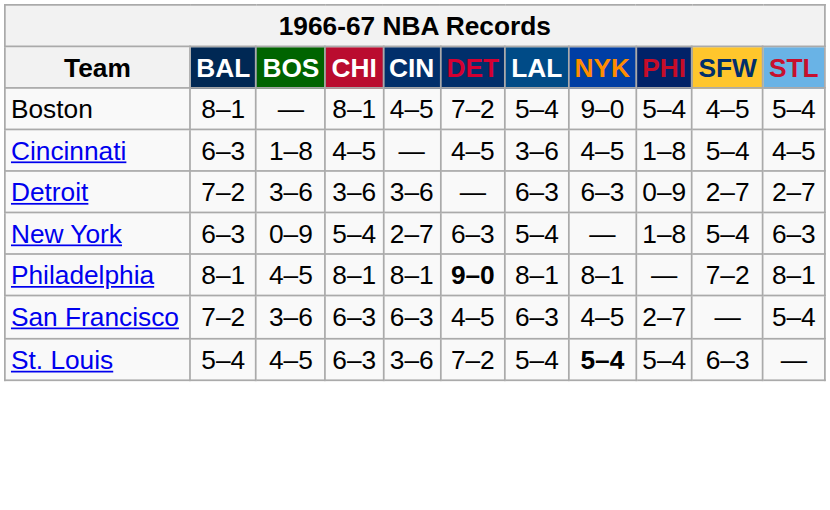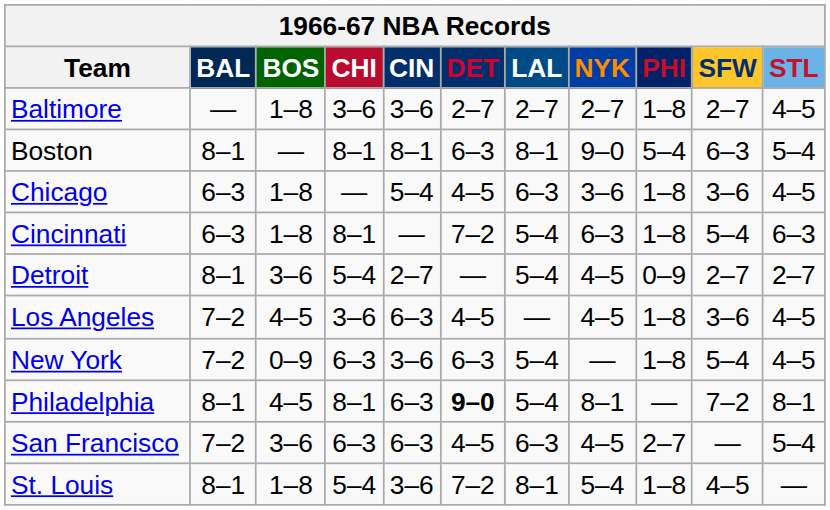+ row: (66, 109)
(412, 109) 4–5 -> (412, 151) 8–1
(473, 109) 7–2 -> (473, 151) 6–3
(537, 109) 5–4 -> (537, 151) 8–1
(728, 109) 4–5 -> (728, 151) 6–3
+ row: (59, 192)
(354, 151) 4–5 -> (354, 234) 8–1
(473, 151) 4–5 -> (473, 234) 7–2
(537, 151) 3–6 -> (537, 234) 5–4
(602, 151) 4–5 -> (602, 234) 6–3
(794, 151) 4–5 -> (794, 234) 6–3
(223, 192) 7–2 -> (223, 276) 8–1
(354, 192) 3–6 -> (354, 276) 5–4
(412, 192) 3–6 -> (412, 276) 2–7
(537, 192) 6–3 -> (537, 276) 5–4
(602, 192) 6–3 -> (602, 276) 4–5
+ row: (83, 317)
(223, 234) 6–3 -> (223, 359) 7–2
(354, 234) 5–4 -> (354, 359) 6–3
(412, 234) 2–7 -> (412, 359) 3–6
(794, 234) 6–3 -> (794, 359) 4–5
(412, 276) 8–1 -> (412, 401) 6–3
(537, 276) 8–1 -> (537, 401) 5–4
(223, 359) 5–4 -> (223, 484) 8–1
(291, 359) 4–5 -> (291, 484) 1–8
(354, 359) 6–3 -> (354, 484) 5–4
(537, 359) 5–4 -> (537, 484) 8–1
(602, 359) bold -> (602, 484) normal
(664, 359) 5–4 -> (664, 484) 1–8
(728, 359) 6–3 -> (728, 484) 4–5
